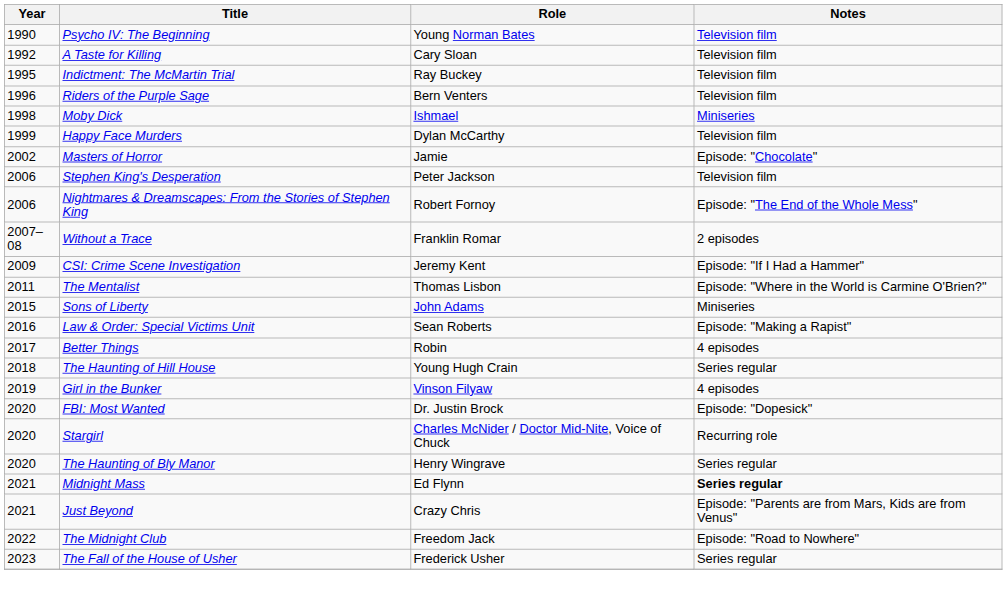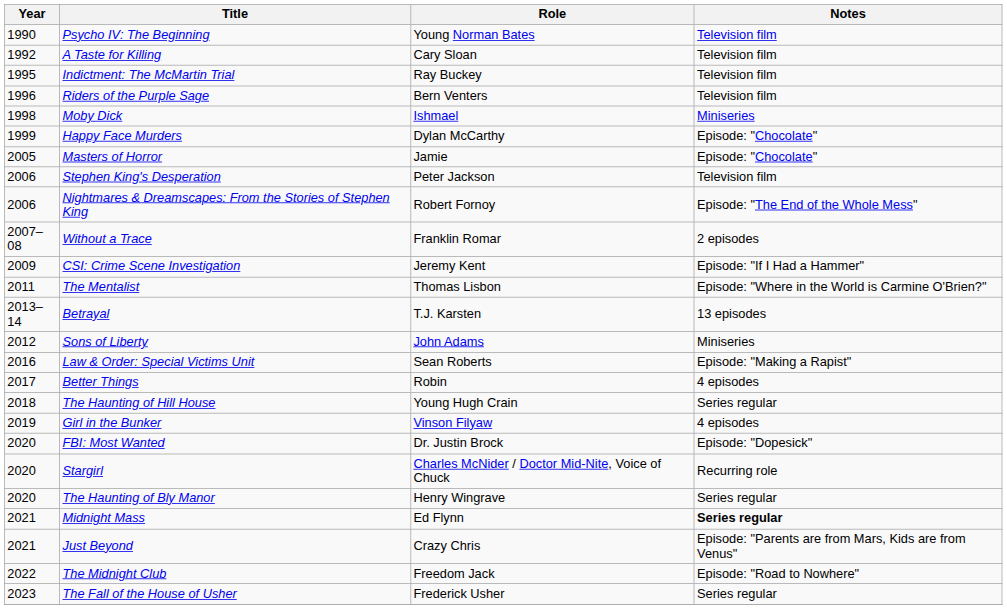(737, 136) Television film -> (757, 136) Episode: "Chocolate"
(22, 156) 2002 -> (22, 156) 2005
+ row: (86, 314)
(22, 307) 2015 -> (22, 342) 2012
